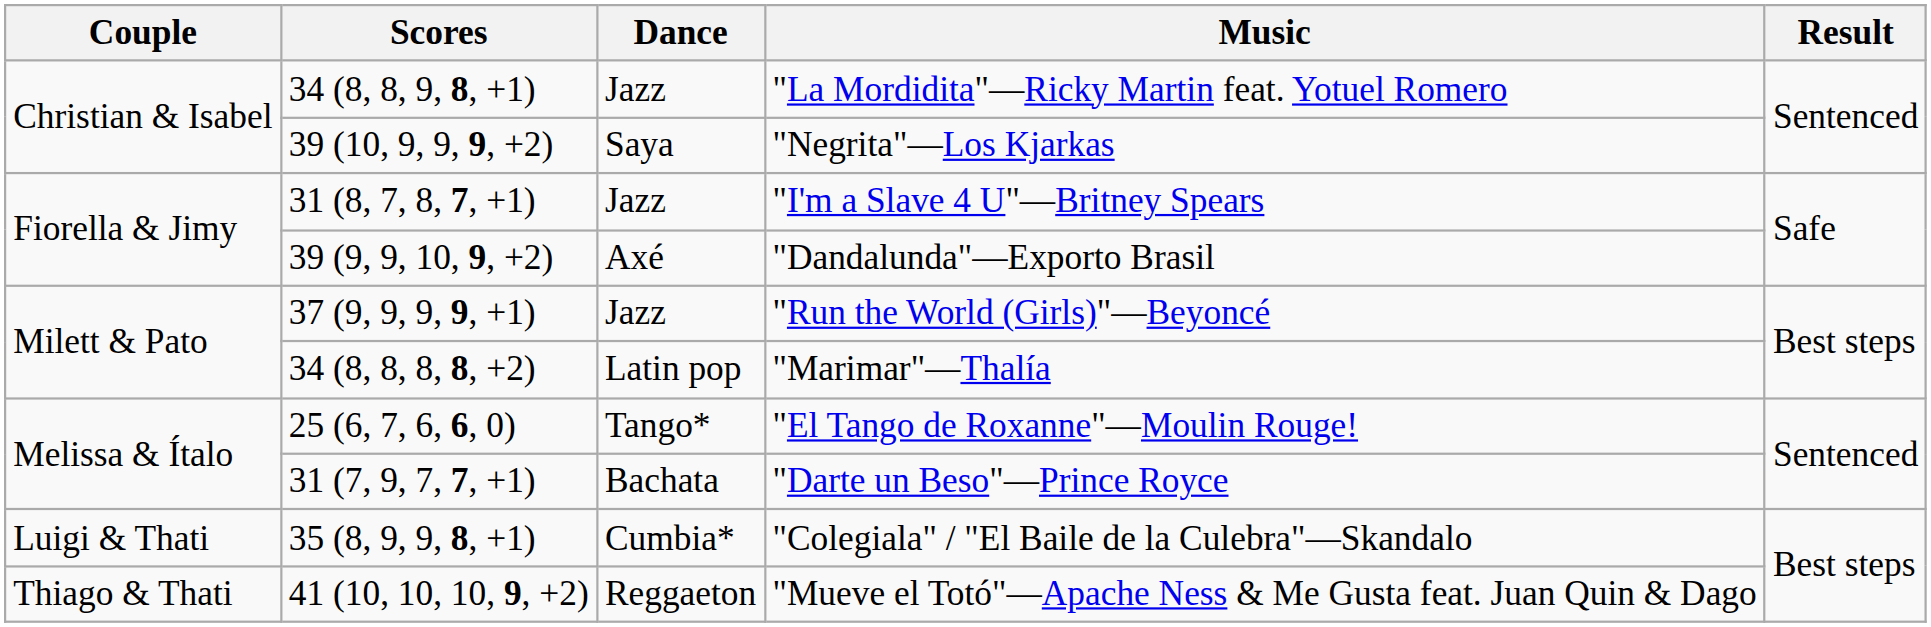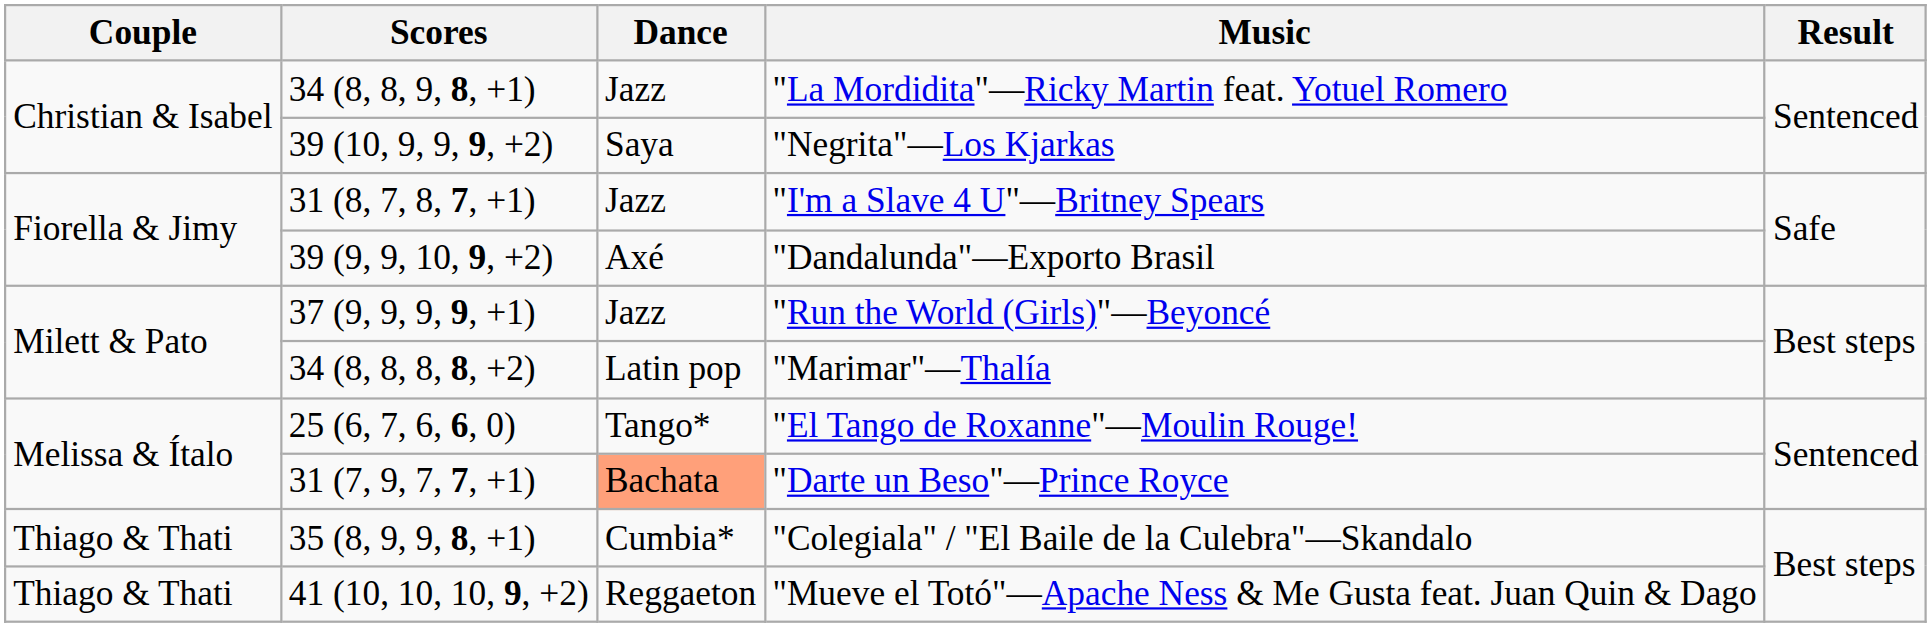(662, 481) no background -> (662, 481) lightsalmon background
(111, 537) Luigi & Thati -> (123, 537) Thiago & Thati
